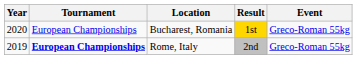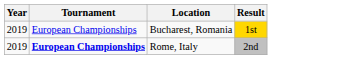- column: (310, 13)
(17, 29) 2020 -> (17, 29) 2019
